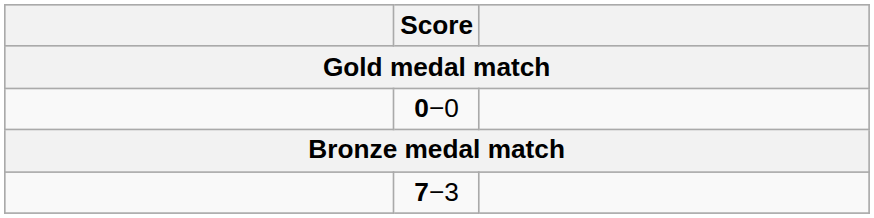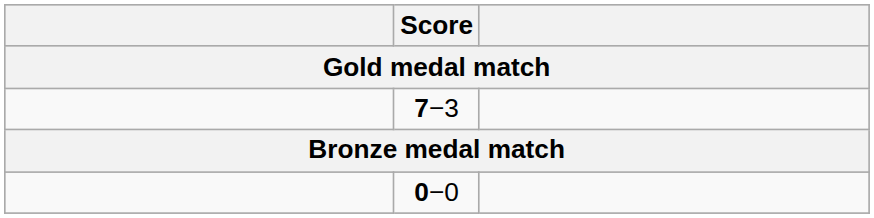rows swapped: (437, 191) <-> (437, 108)
